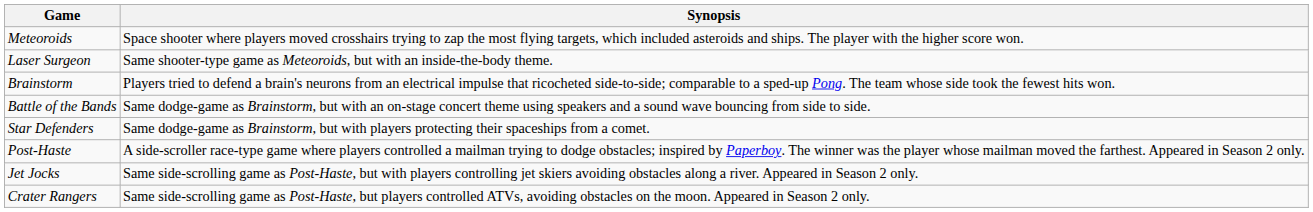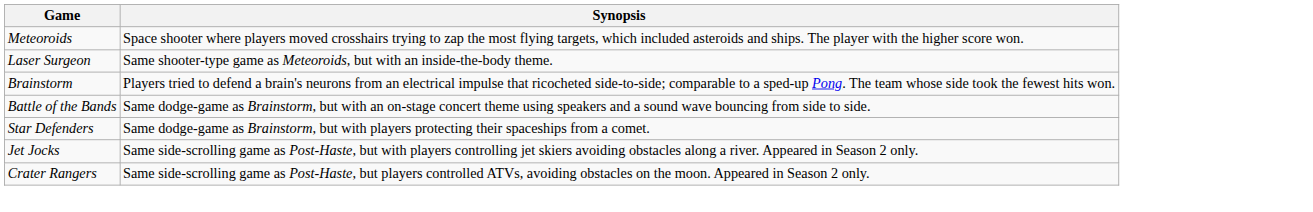- row: (39, 151)
